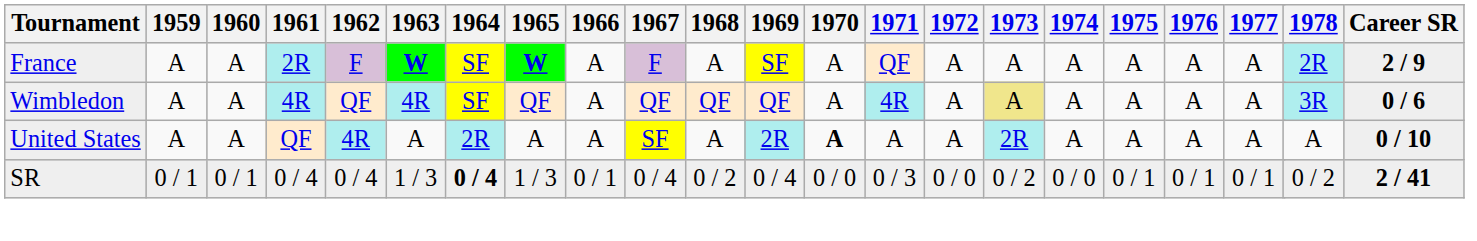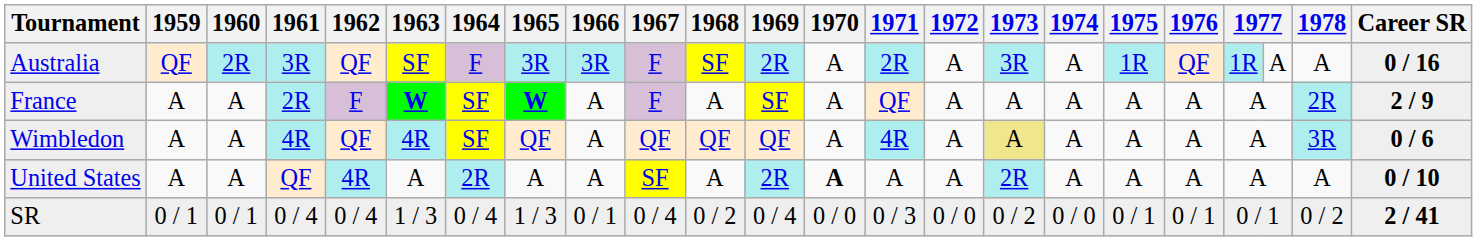+ row: (55, 62)
(475, 178) bold -> (475, 216) normal
